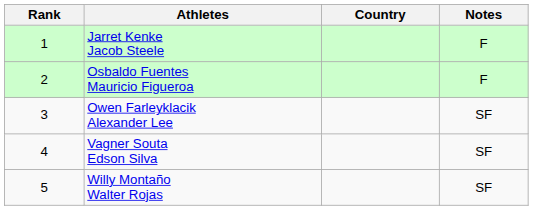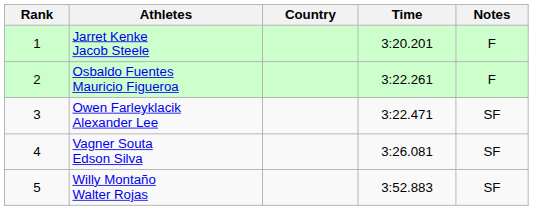+ column: (407, 15)
